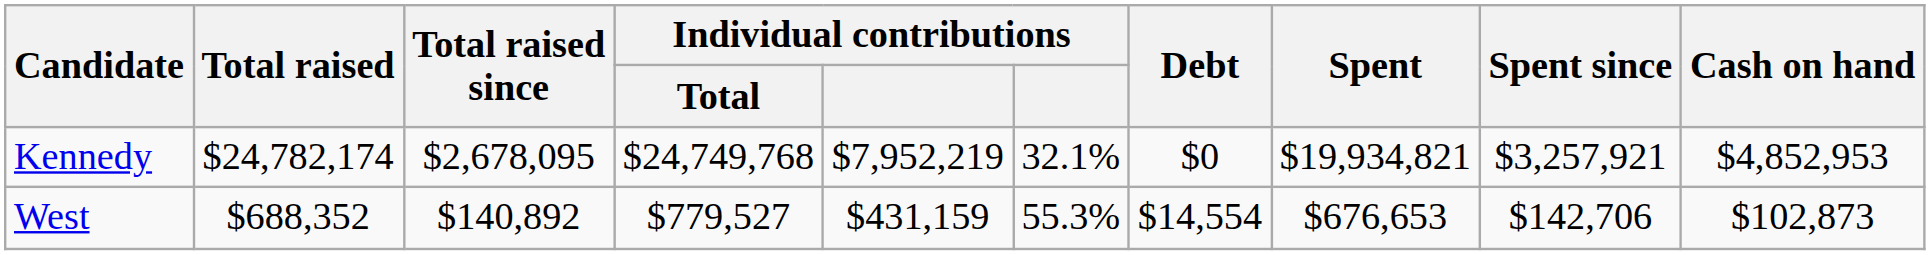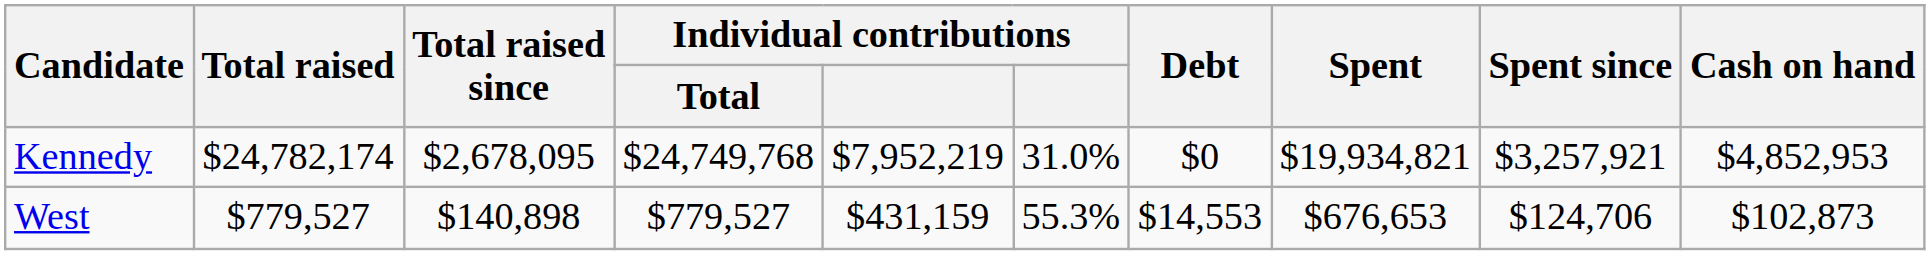(1071, 156) 32.1% -> (1071, 156) 31.0%
(298, 216) $688,352 -> (298, 216) $779,527
(509, 216) $140,892 -> (509, 216) $140,898
(1200, 216) $14,554 -> (1200, 216) $14,553
(1580, 216) $142,706 -> (1580, 216) $124,706
